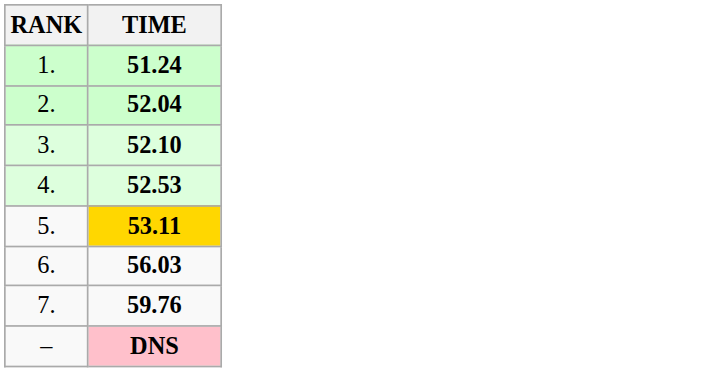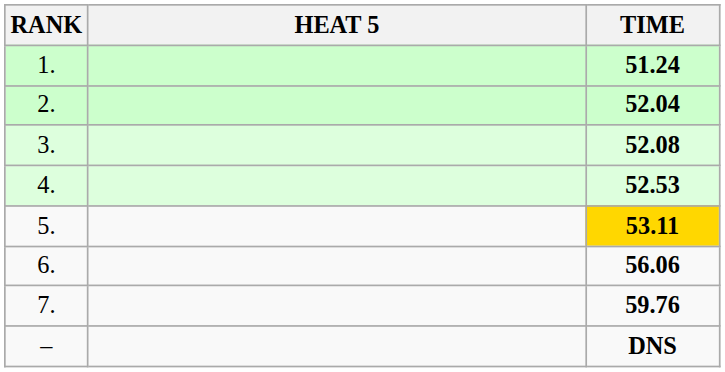+ column: (337, 24)
(154, 145) 52.10 -> (653, 145) 52.08
(154, 265) 56.03 -> (653, 265) 56.06
(154, 346) pink background -> (653, 346) no background
